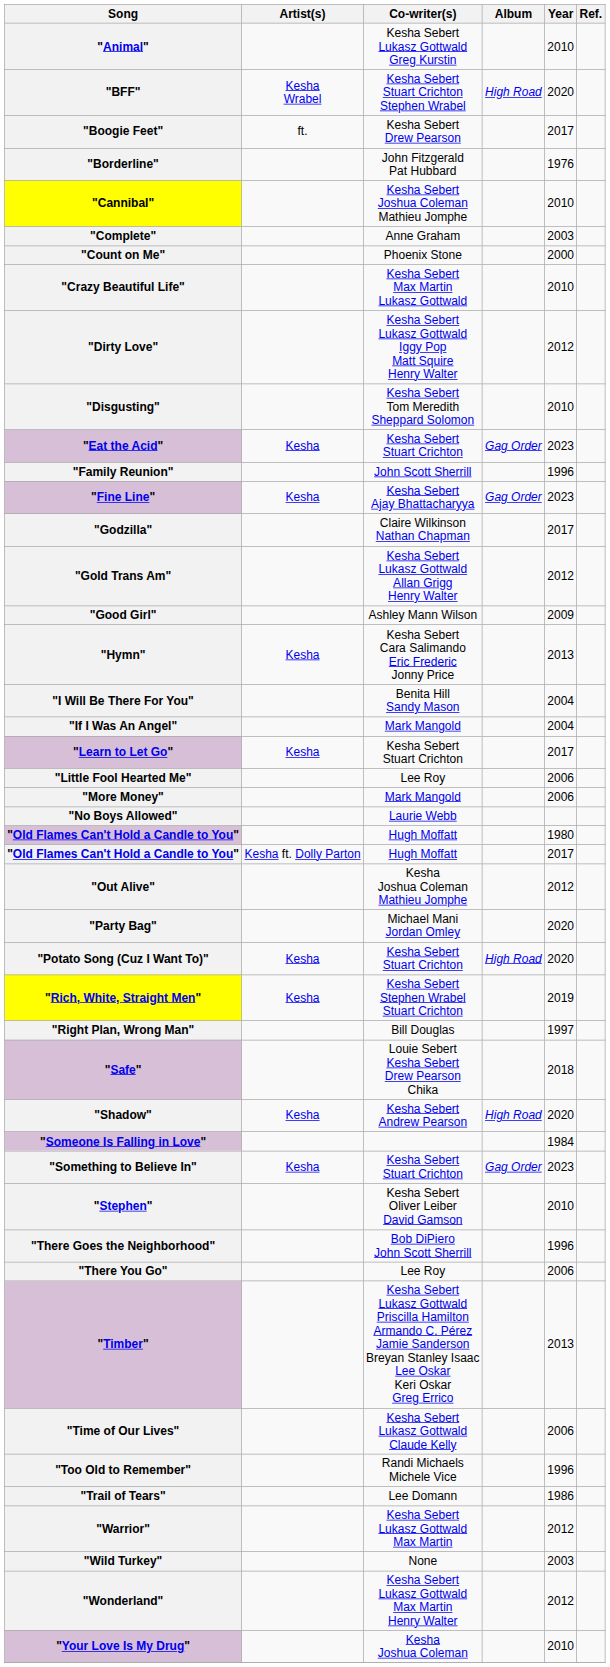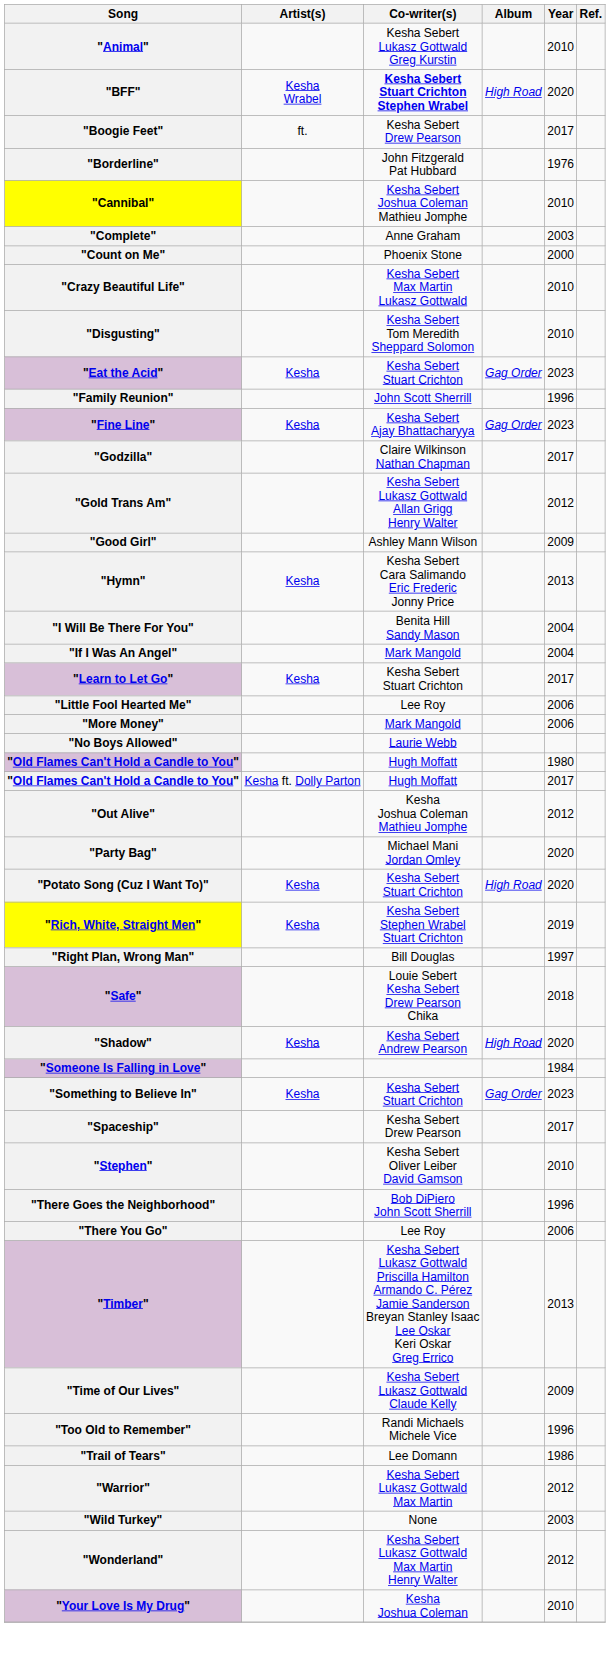(423, 92) normal -> (423, 92) bold
- row: (123, 347)
+ row: (123, 1126)
(561, 1431) 2006 -> (561, 1390) 2009
